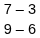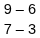rows swapped: (20, 9) <-> (20, 29)
